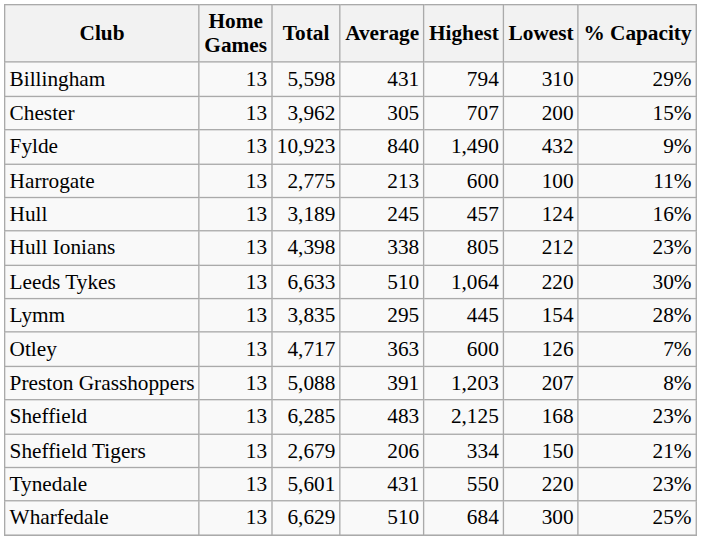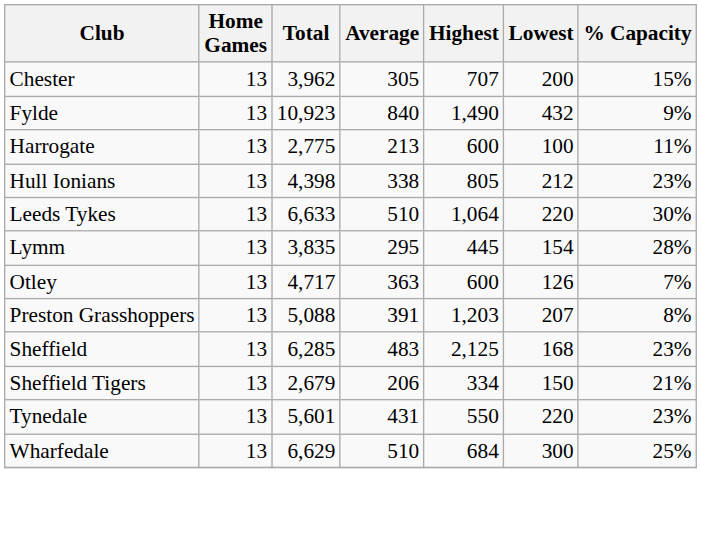- row: (57, 79)
- row: (28, 214)
